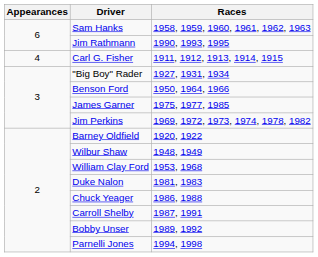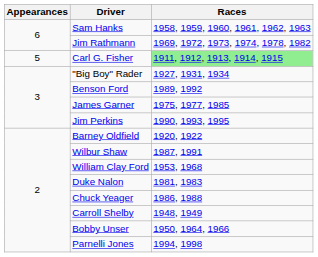(191, 43) 1990, 1993, 1995 -> (232, 43) 1969, 1972, 1973, 1974, 1978, 1982
(37, 58) 4 -> (37, 58) 5
(218, 58) no background -> (218, 58) lightgreen background
(191, 89) 1950, 1964, 1966 -> (178, 89) 1989, 1992
(232, 120) 1969, 1972, 1973, 1974, 1978, 1982 -> (191, 120) 1990, 1993, 1995
(178, 151) 1948, 1949 -> (178, 151) 1987, 1991
(178, 213) 1987, 1991 -> (178, 213) 1948, 1949
(178, 228) 1989, 1992 -> (191, 228) 1950, 1964, 1966
